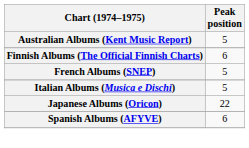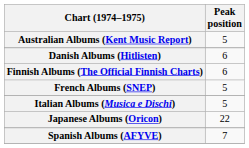+ row: (105, 55)
(225, 119) 6 -> (225, 135) 7
